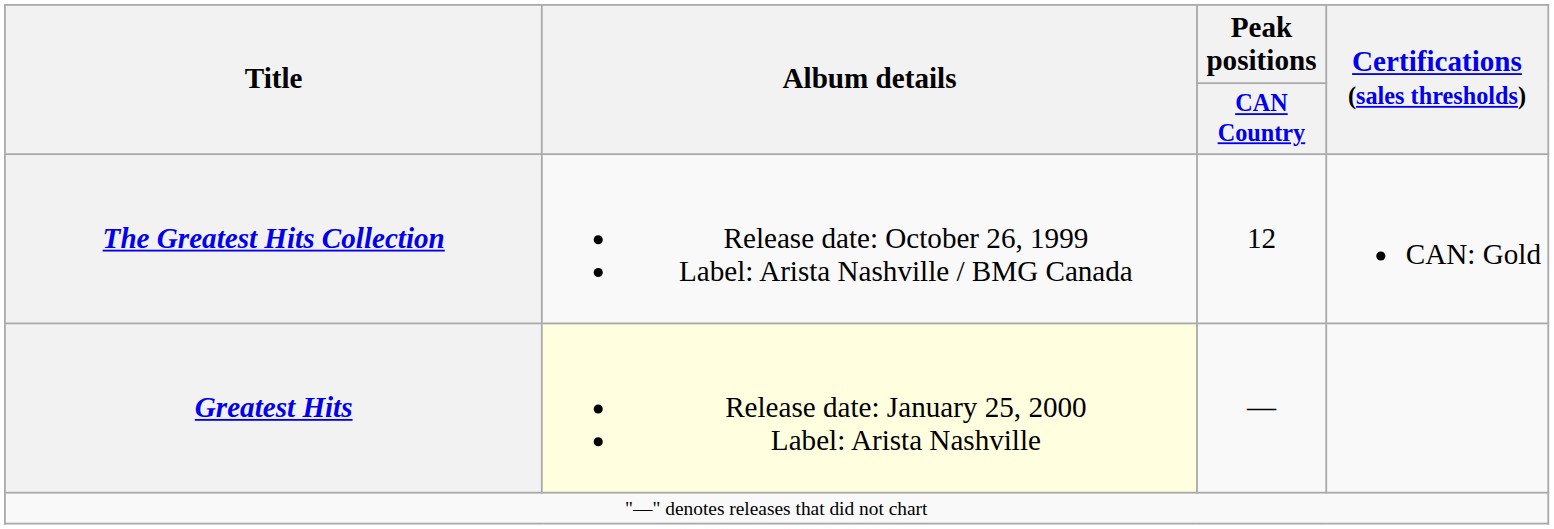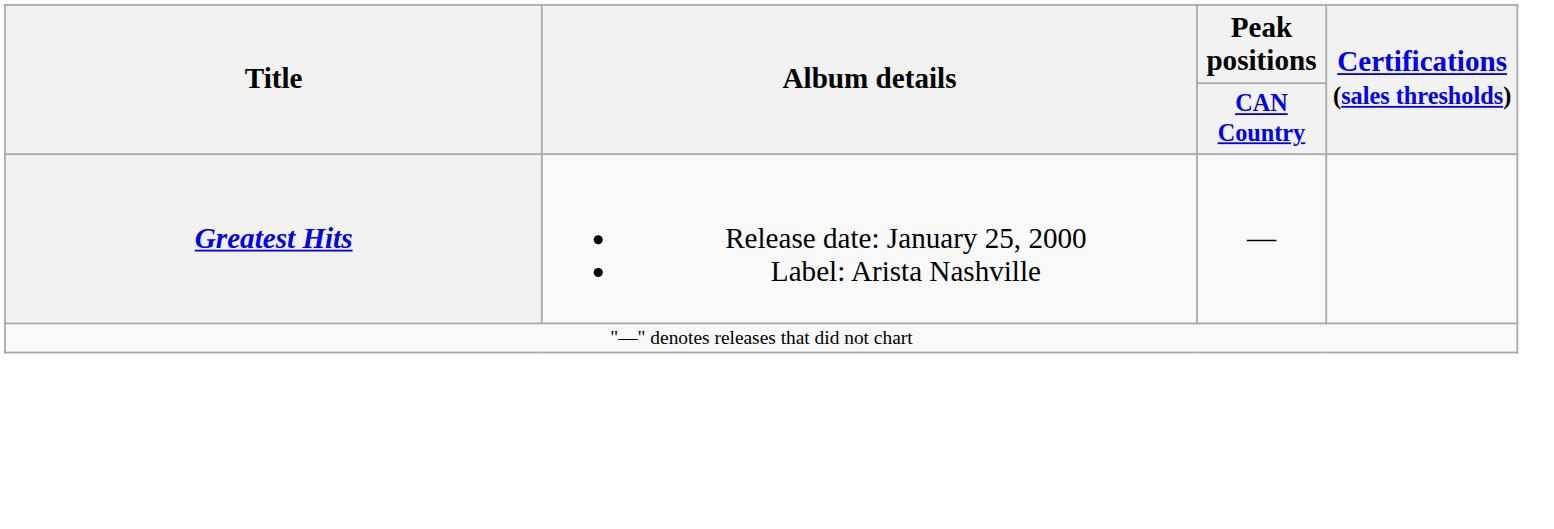- row: (274, 238)
(870, 425) lightyellow background -> (870, 255) no background
